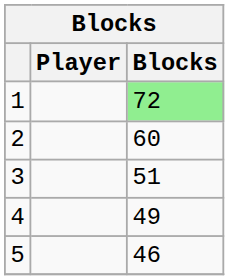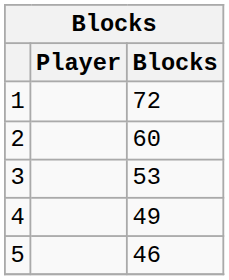(147, 101) lightgreen background -> (147, 101) no background
(147, 178) 51 -> (147, 178) 53
